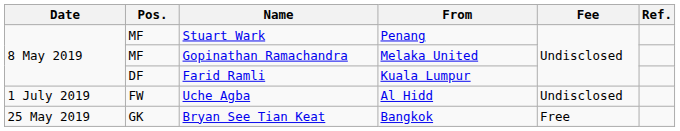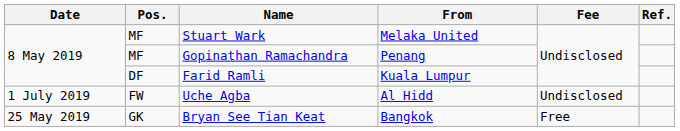(403, 35) Penang -> (429, 35) Melaka United
(429, 55) Melaka United -> (403, 55) Penang
